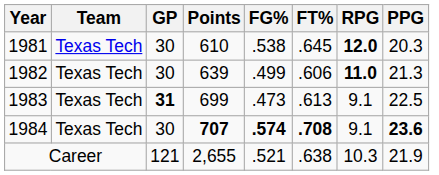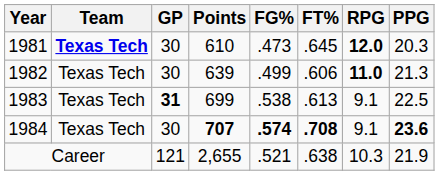(99, 45) normal -> (102, 45) bold
(269, 45) .538 -> (274, 45) .473
(269, 101) .473 -> (274, 101) .538
